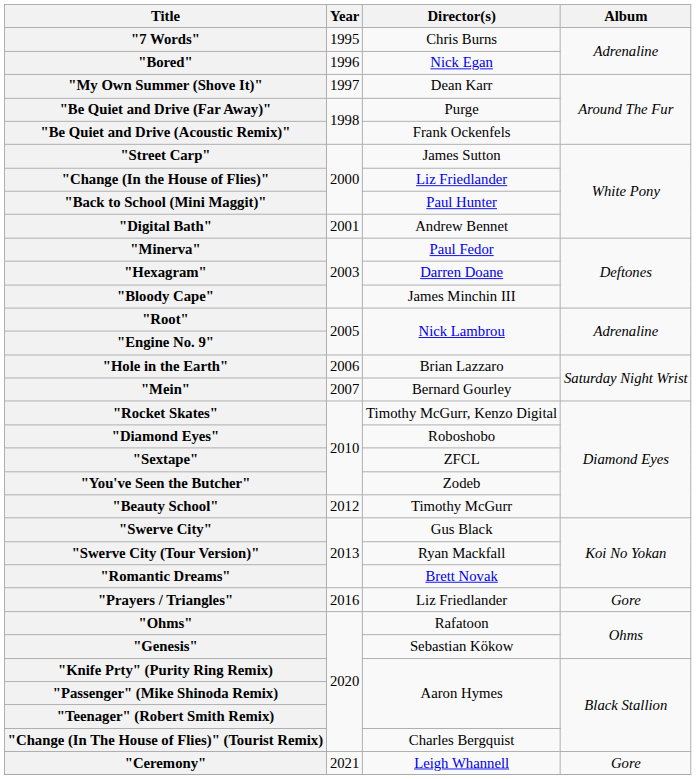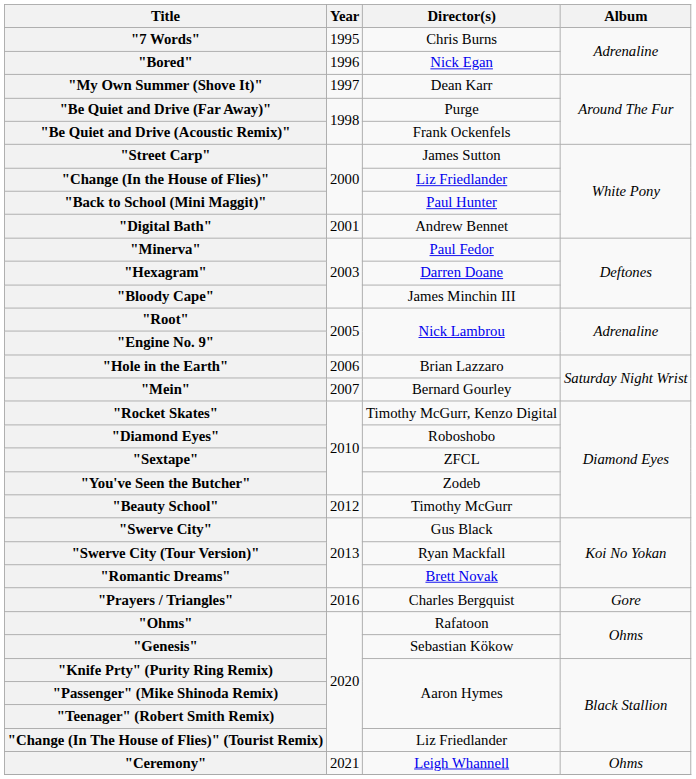(462, 599) Liz Friedlander -> (462, 599) Charles Bergquist
(462, 739) Charles Bergquist -> (462, 739) Liz Friedlander
(626, 763) Gore -> (626, 763) Ohms
